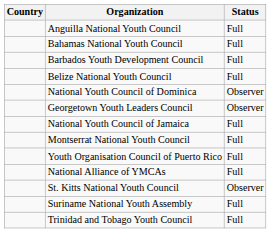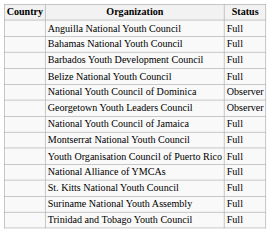(245, 188) Observer -> (235, 188) Full
